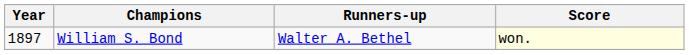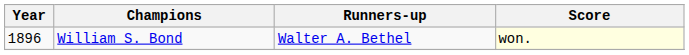(25, 39) 1897 -> (25, 39) 1896
